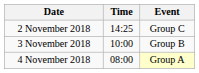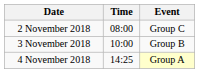(122, 28) 14:25 -> (122, 28) 08:00
(122, 60) 08:00 -> (122, 60) 14:25
